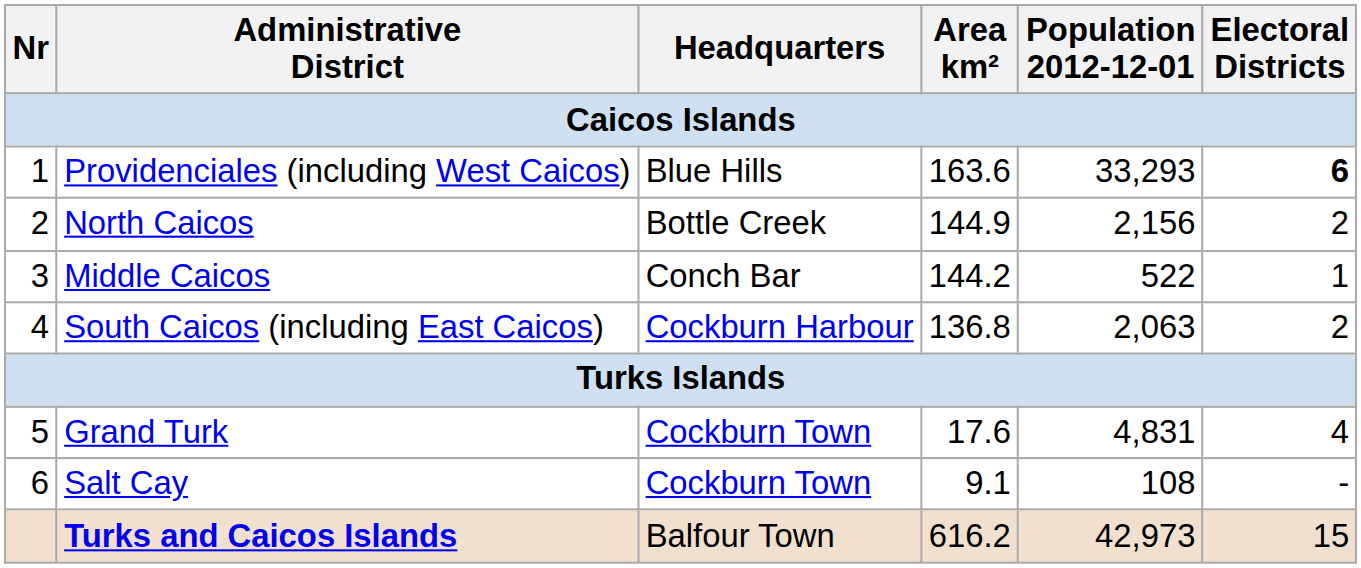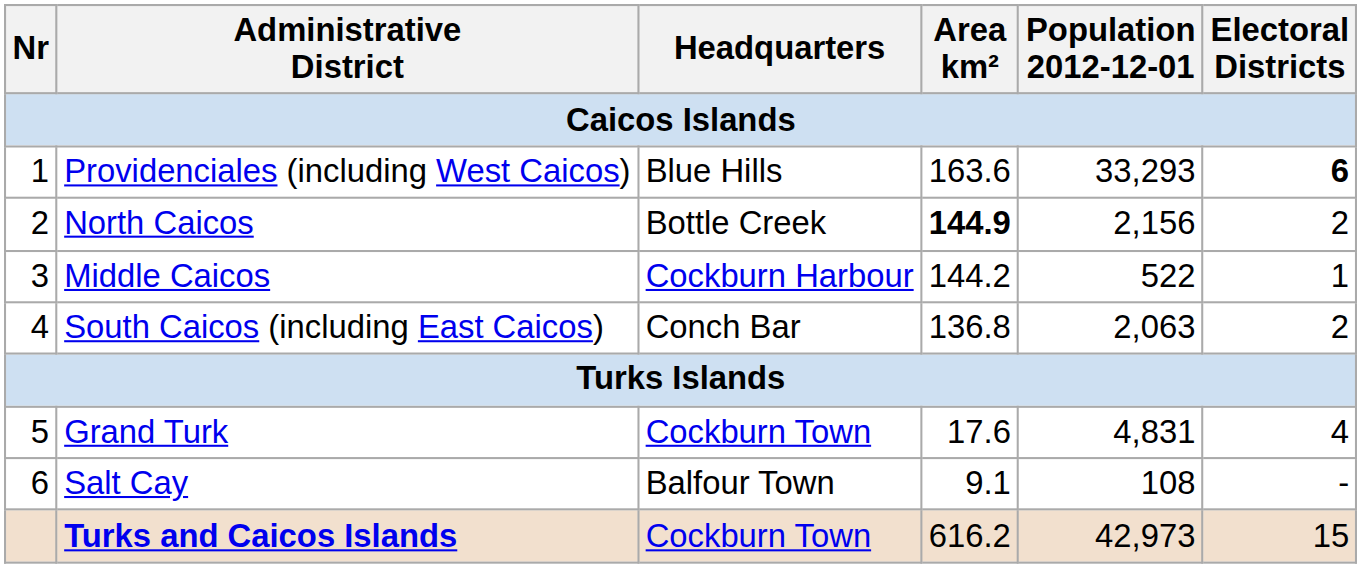(970, 223) normal -> (970, 223) bold
(723, 275) Conch Bar -> (780, 275) Cockburn Harbour
(780, 327) Cockburn Harbour -> (723, 327) Conch Bar
(758, 483) Cockburn Town -> (740, 483) Balfour Town
(740, 535) Balfour Town -> (758, 535) Cockburn Town
